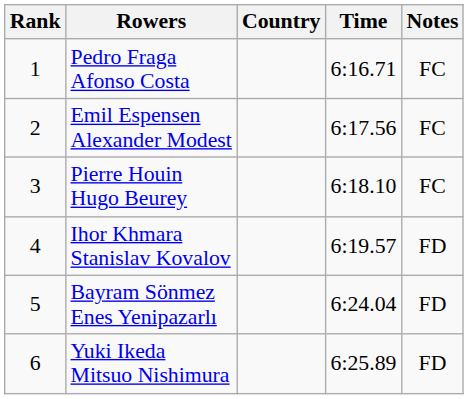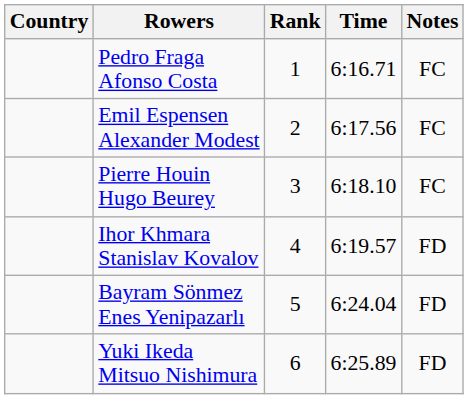columns swapped: (35, 21) <-> (281, 21)
